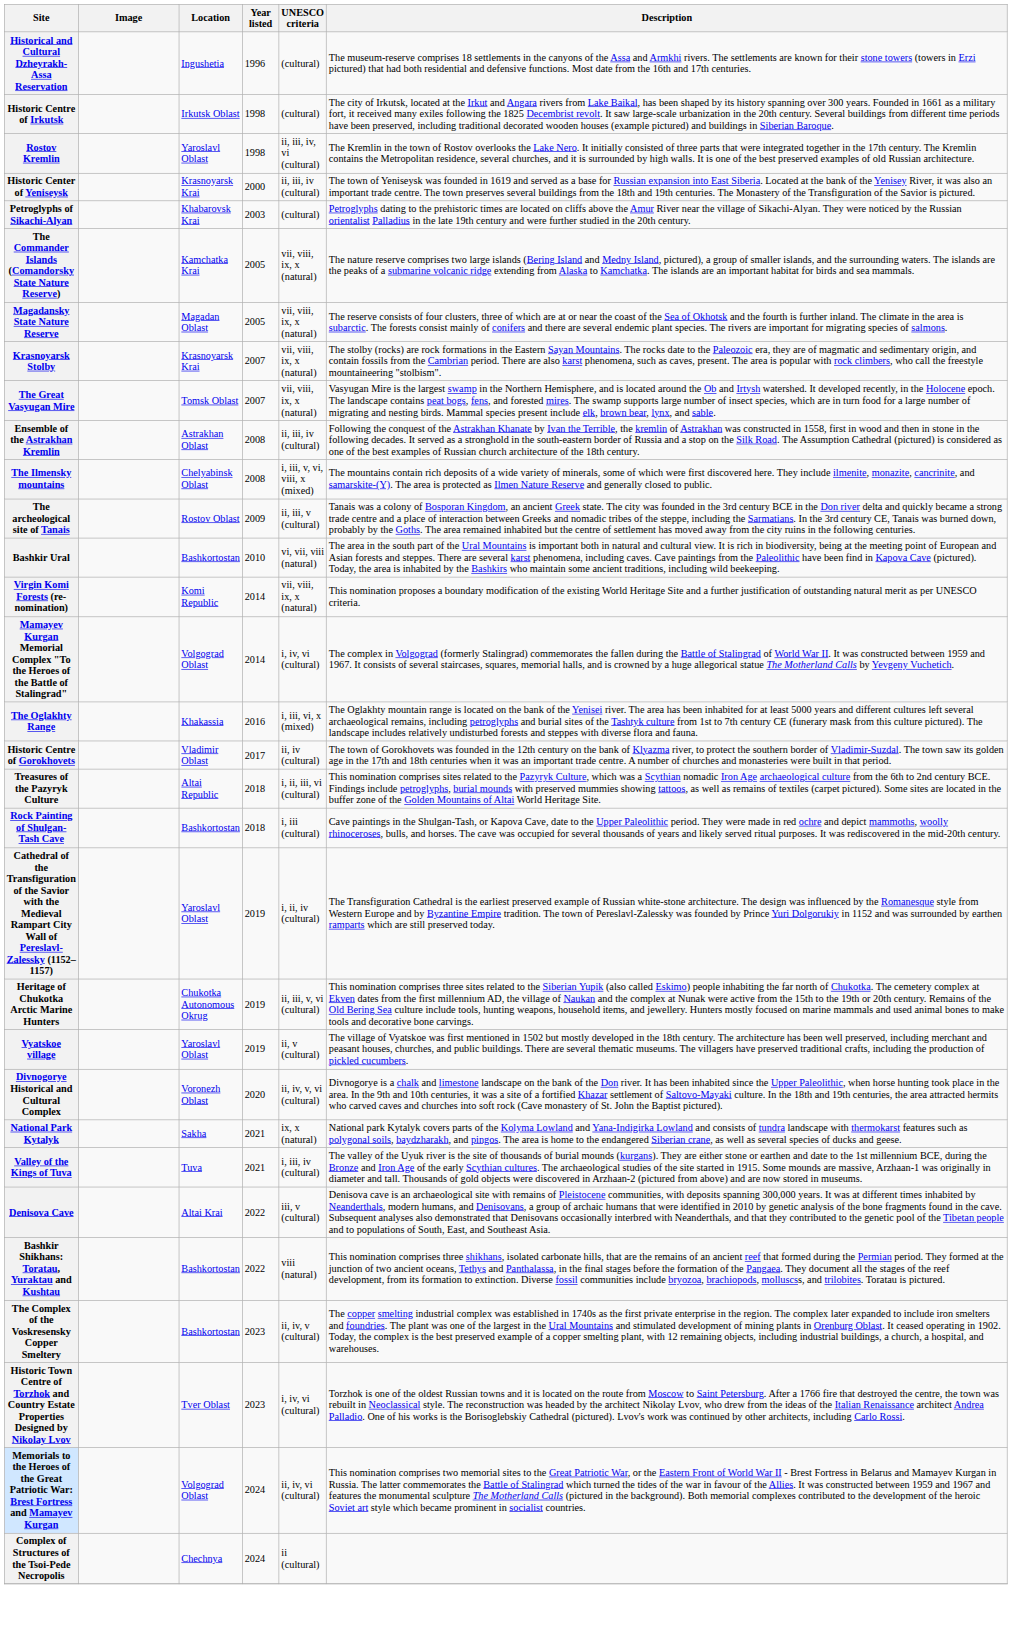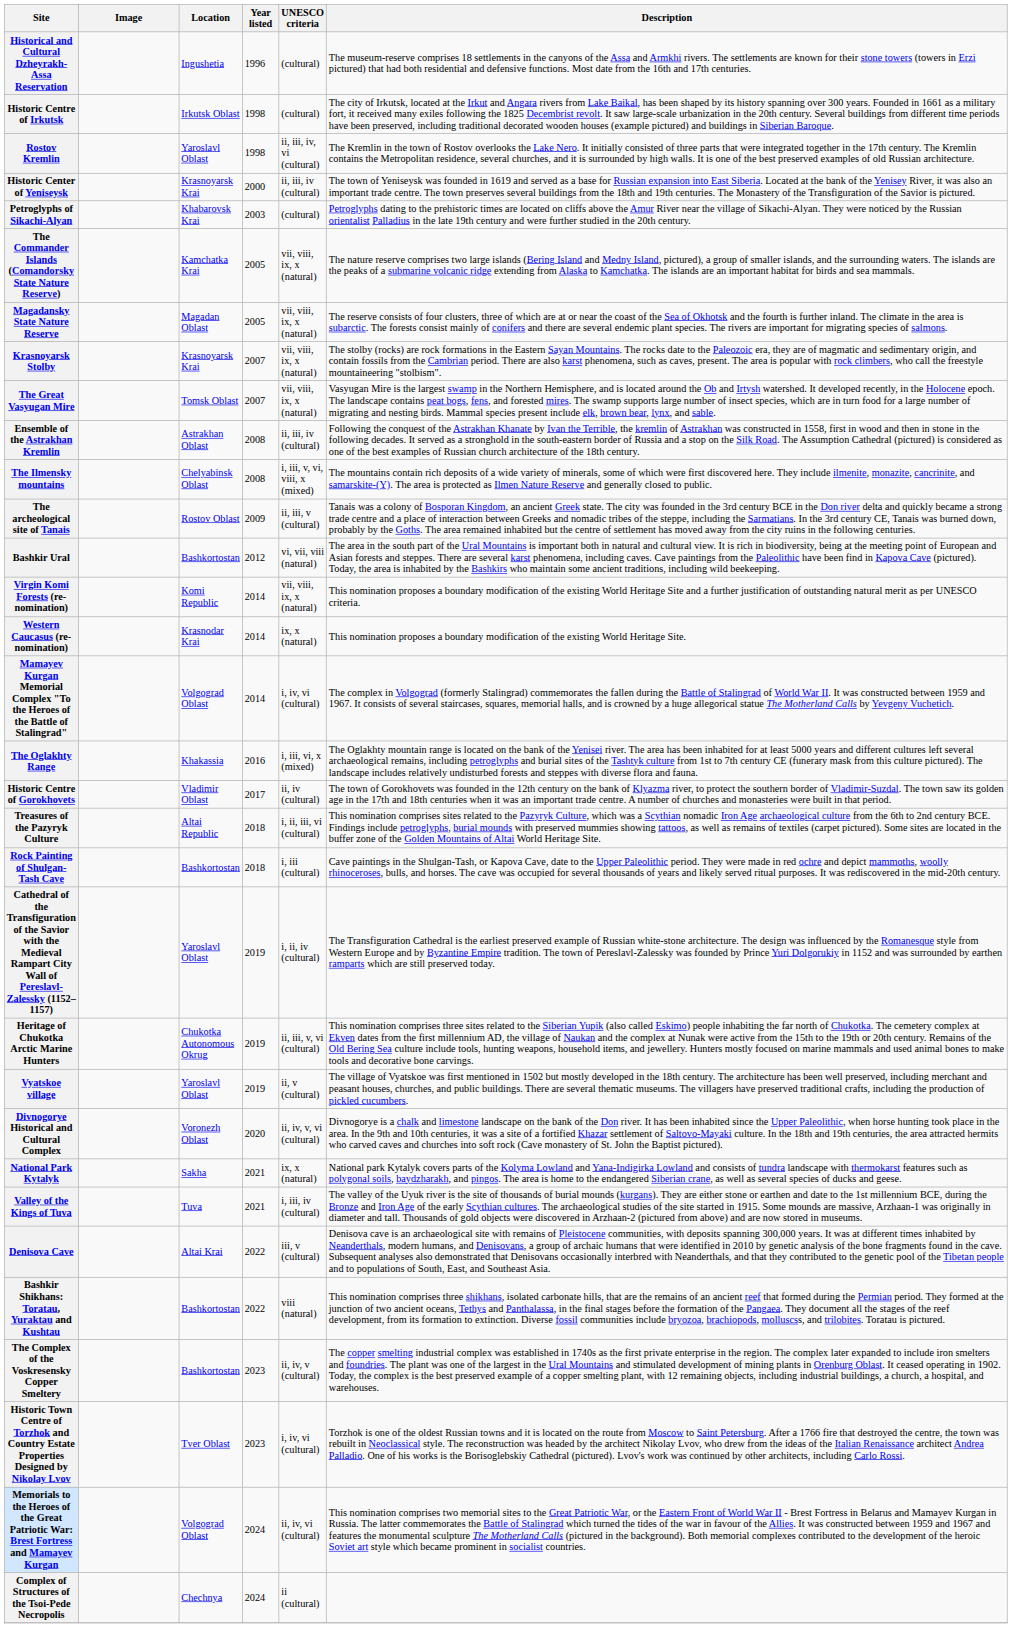(255, 557) 2010 -> (255, 557) 2012
+ row: (41, 636)
